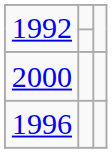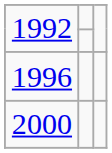rows swapped: (42, 123) <-> (42, 76)
